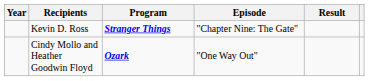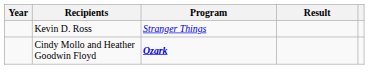- column: (249, 12)
(138, 29) bold -> (175, 29) normal
